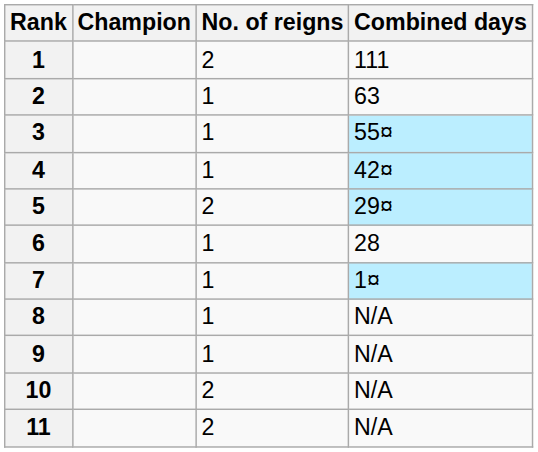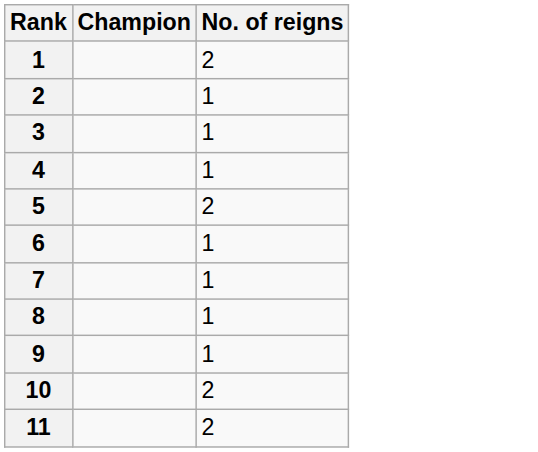- column: (440, 22)
